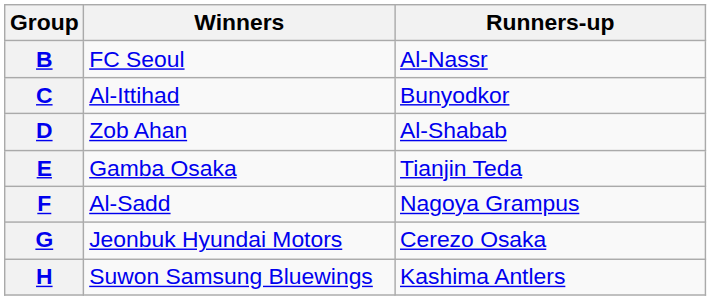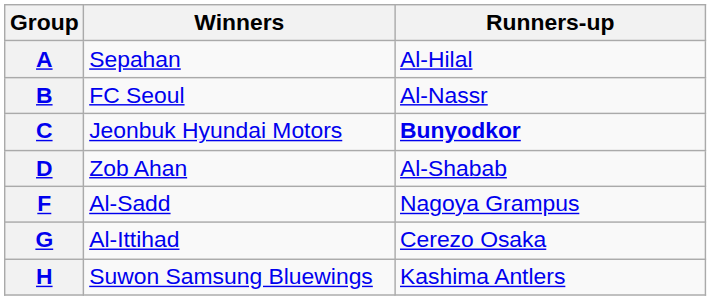+ row: (44, 58)
(134, 95) Al-Ittihad -> (216, 131) Jeonbuk Hyundai Motors
(455, 95) normal -> (460, 131) bold
- row: (44, 167)
(216, 240) Jeonbuk Hyundai Motors -> (134, 240) Al-Ittihad
